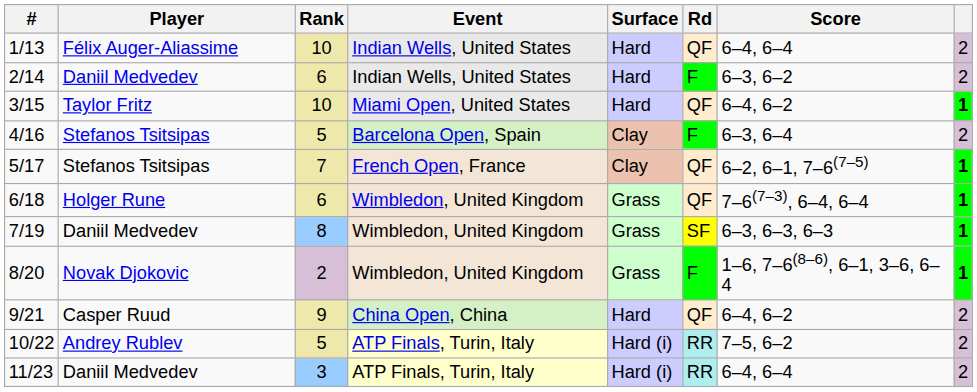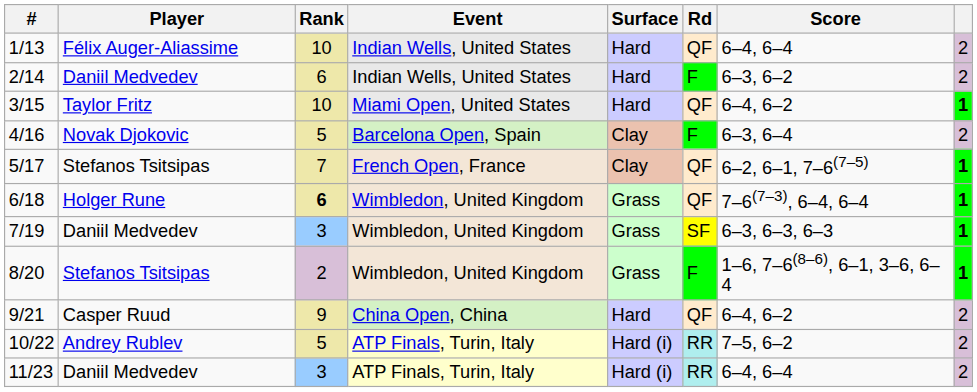(136, 134) Stefanos Tsitsipas -> (126, 134) Novak Djokovic
(322, 199) normal -> (322, 199) bold
(322, 231) 8 -> (322, 231) 3
(126, 272) Novak Djokovic -> (136, 272) Stefanos Tsitsipas
